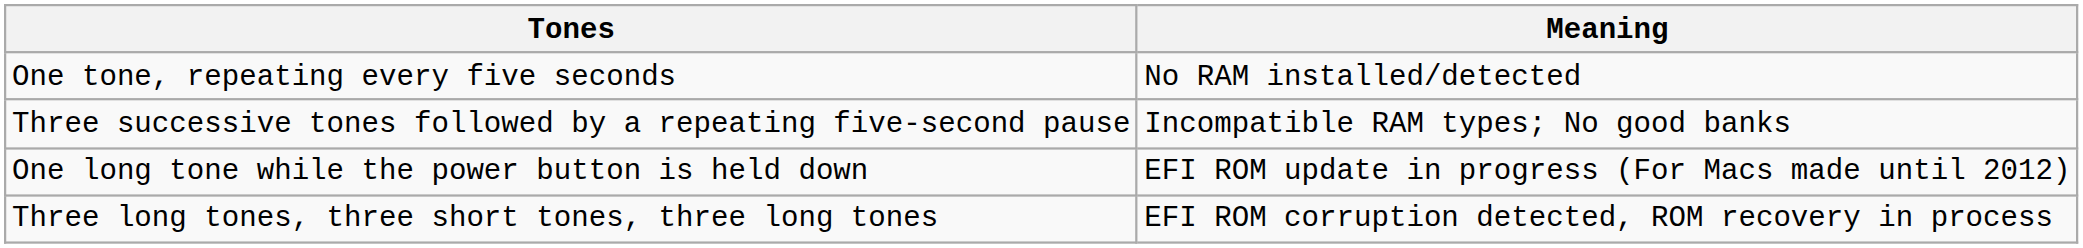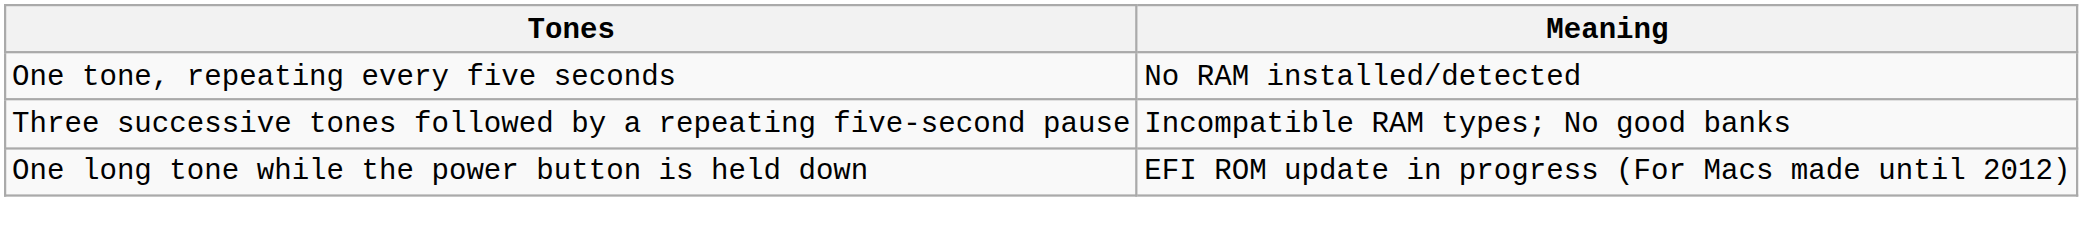- row: (475, 219)
